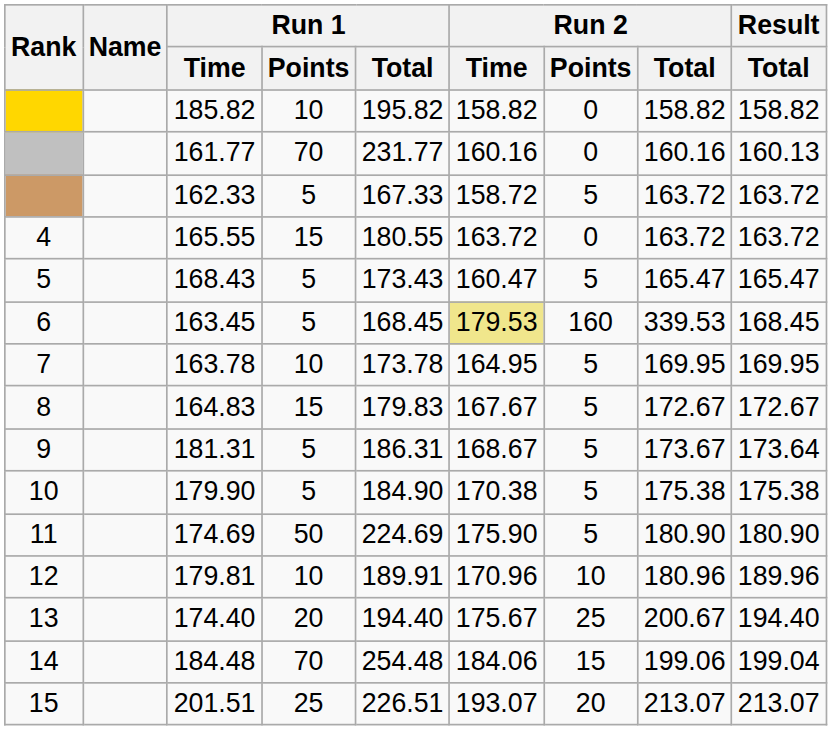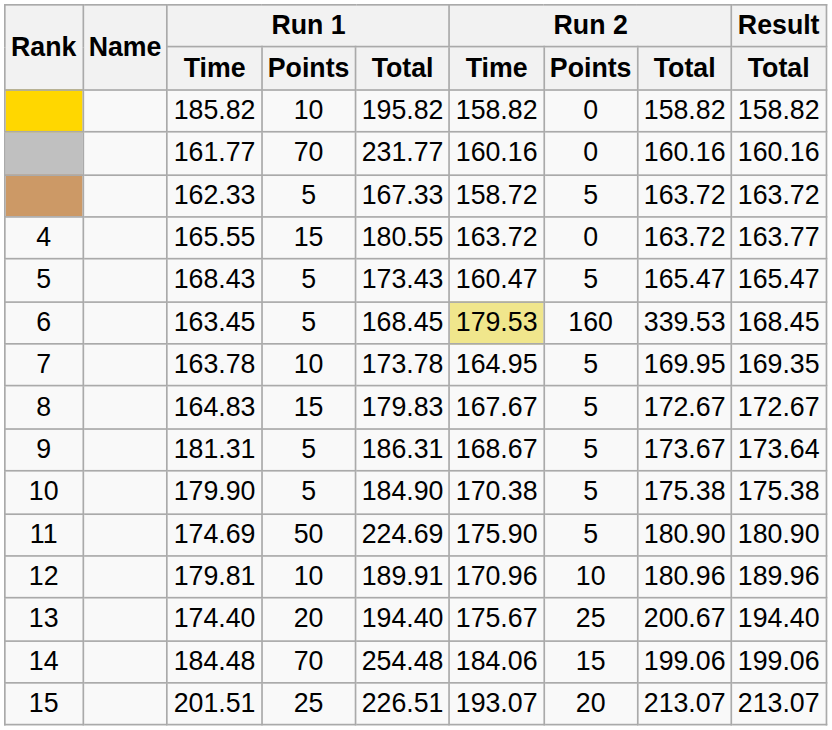(779, 152) 160.13 -> (779, 152) 160.16
(779, 237) 163.72 -> (779, 237) 163.77
(779, 364) 169.95 -> (779, 364) 169.35
(779, 661) 199.04 -> (779, 661) 199.06
